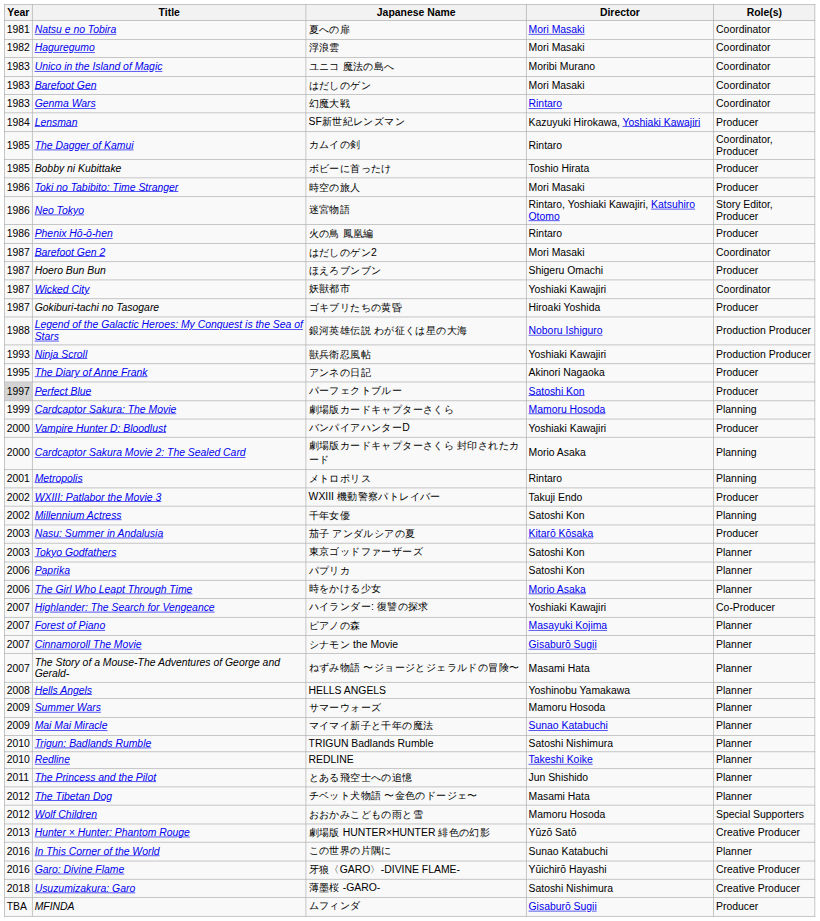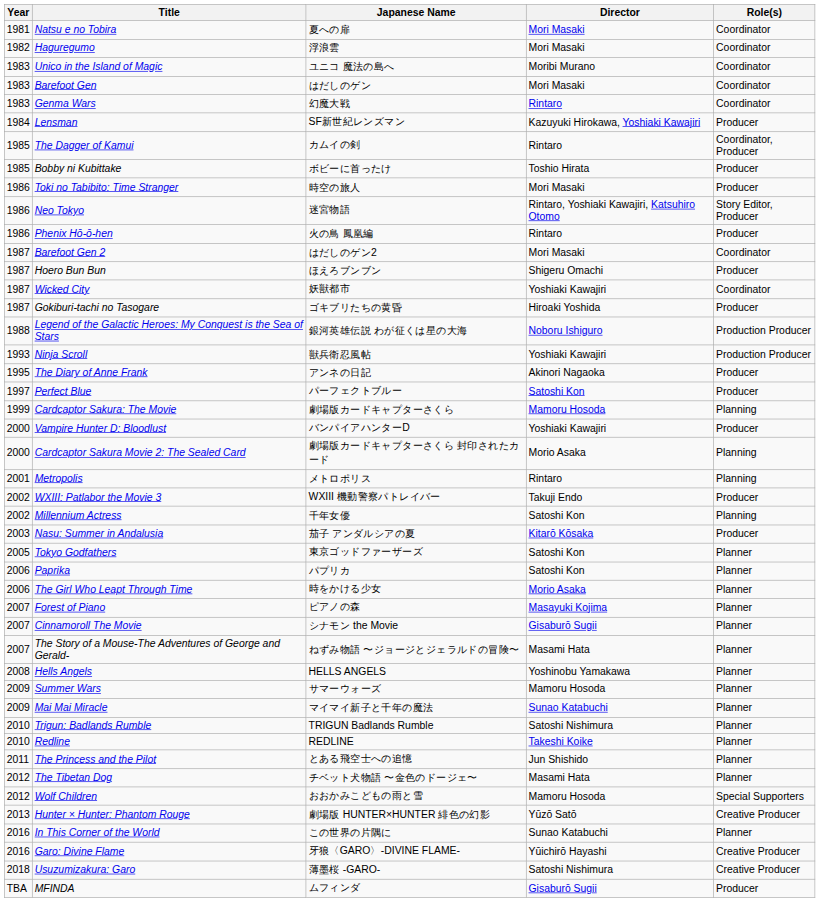(18, 391) lightgrey background -> (18, 391) no background
(18, 552) 2003 -> (18, 552) 2005
- row: (125, 607)
